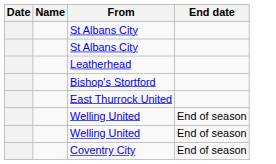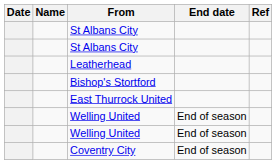+ column: (260, 13)
